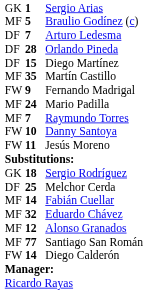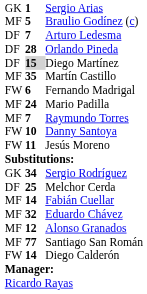(31, 63) no background -> (31, 63) lightgrey background
(28, 90) 9 -> (28, 90) 6
(31, 173) 18 -> (31, 173) 34
